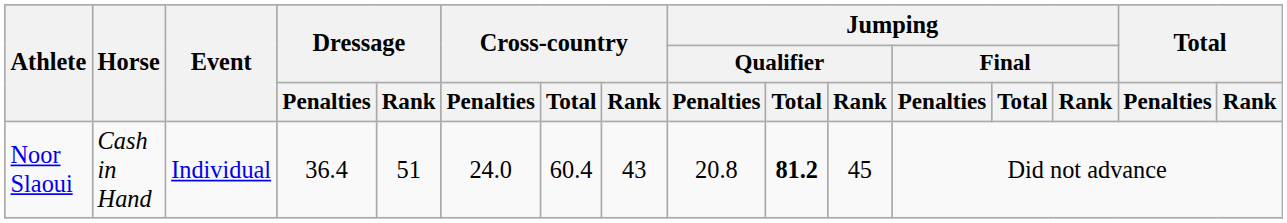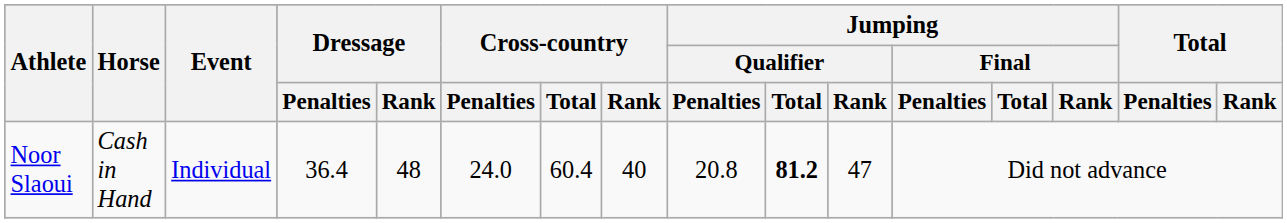(409, 169) 51 -> (409, 169) 48
(634, 169) 43 -> (634, 169) 40
(860, 169) 45 -> (860, 169) 47
